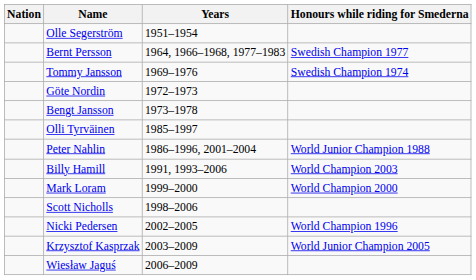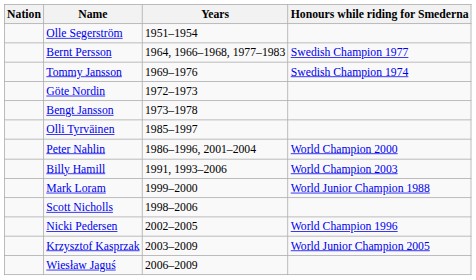(360, 149) World Junior Champion 1988 -> (344, 149) World Champion 2000
(344, 188) World Champion 2000 -> (360, 188) World Junior Champion 1988
